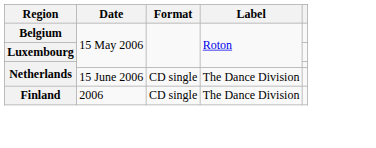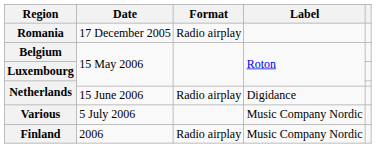+ row: (40, 33)
(173, 76) CD single -> (209, 95) Radio airplay
(251, 76) The Dance Division -> (271, 95) Digidance
+ row: (40, 114)
(173, 95) CD single -> (209, 133) Radio airplay
(251, 95) The Dance Division -> (305, 133) Music Company Nordic
